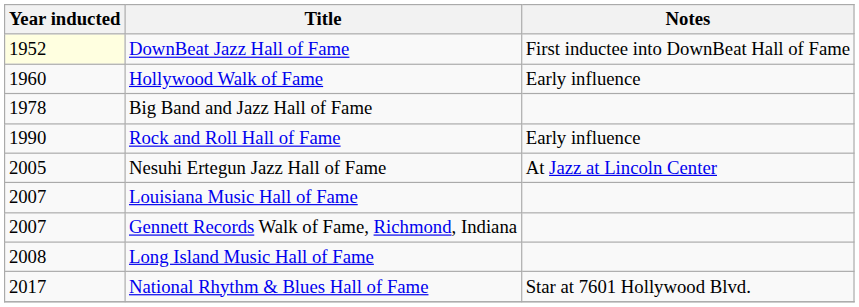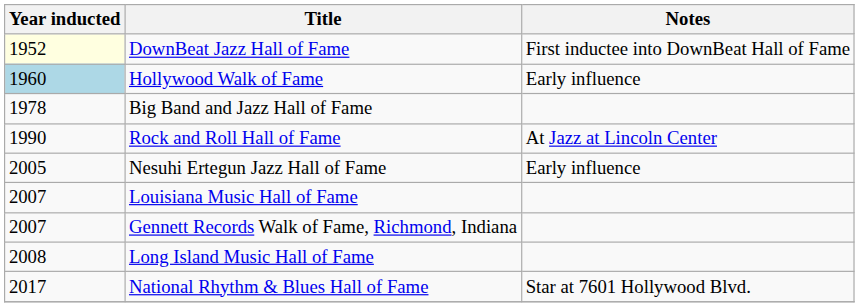(28, 78) no background -> (28, 78) lightblue background
(583, 138) Early influence -> (621, 138) At Jazz at Lincoln Center
(621, 167) At Jazz at Lincoln Center -> (583, 167) Early influence
